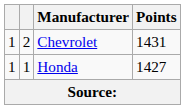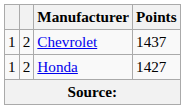(151, 42) 1431 -> (151, 42) 1437
(26, 67) 1 -> (26, 67) 2
